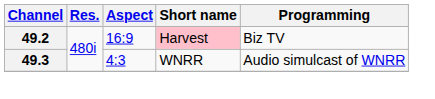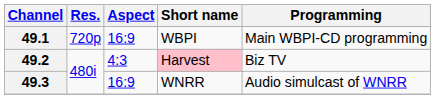+ row: (35, 37)
(120, 37) 16:9 -> (117, 60) 4:3
(116, 60) 4:3 -> (121, 82) 16:9
